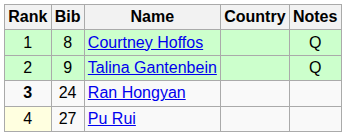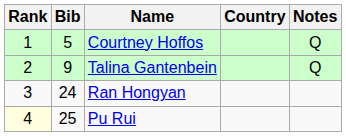(68, 42) 8 -> (68, 42) 5
(28, 93) bold -> (28, 93) normal
(68, 118) 27 -> (68, 118) 25
